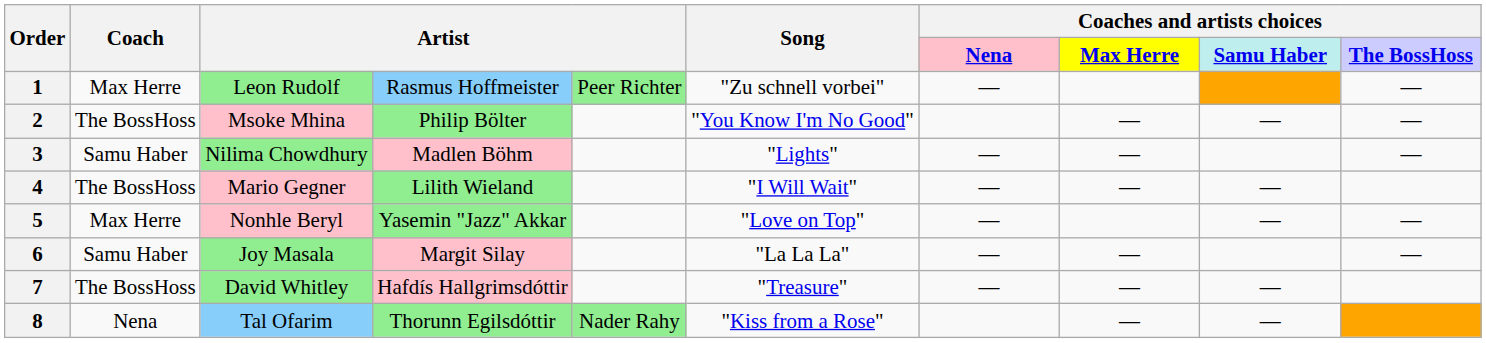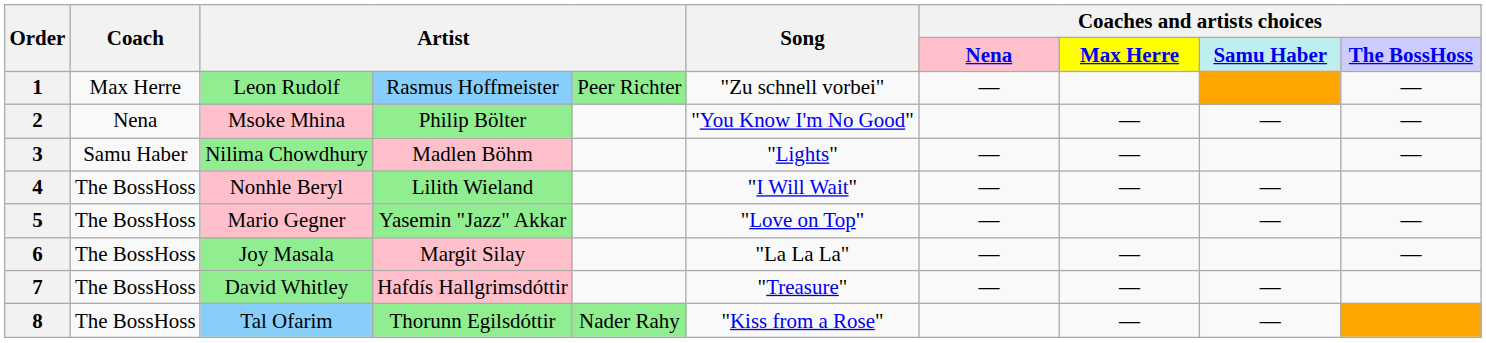(135, 120) The BossHoss -> (135, 120) Nena
(286, 187) Mario Gegner -> (286, 187) Nonhle Beryl
(135, 220) Max Herre -> (135, 220) The BossHoss
(286, 220) Nonhle Beryl -> (286, 220) Mario Gegner
(135, 253) Samu Haber -> (135, 253) The BossHoss
(135, 320) Nena -> (135, 320) The BossHoss
